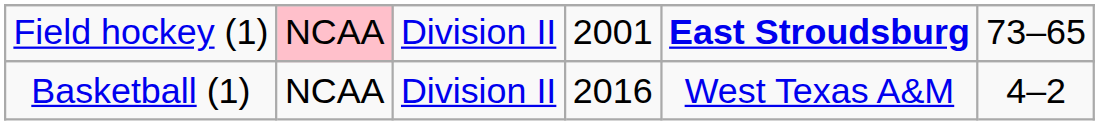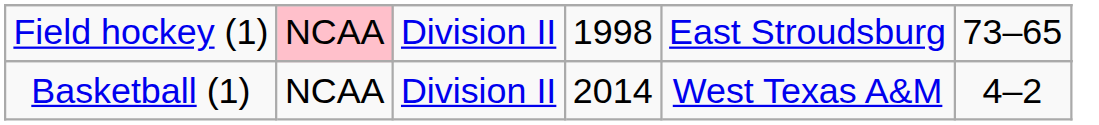(613, 32) 2001 -> (613, 32) 1998
(819, 32) bold -> (808, 32) normal
(613, 89) 2016 -> (613, 89) 2014
